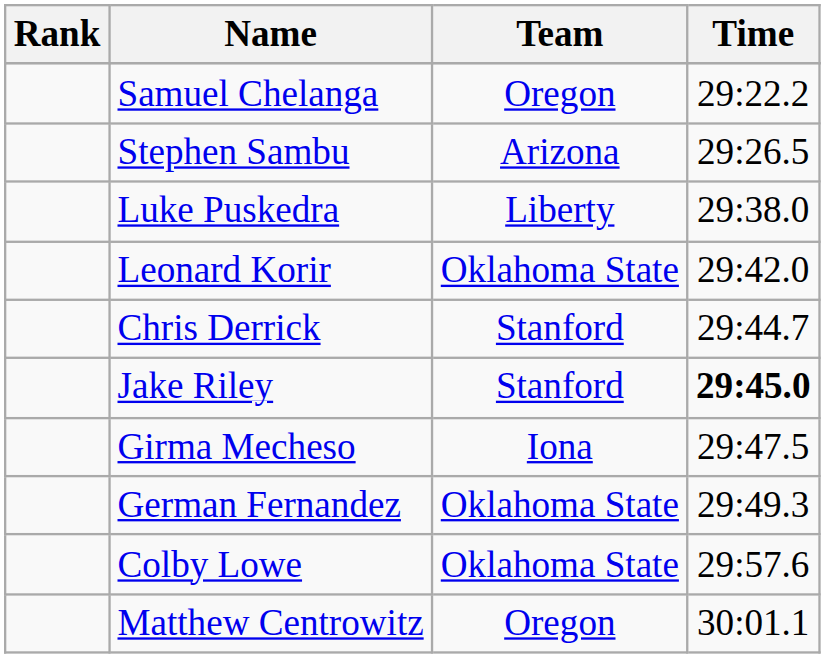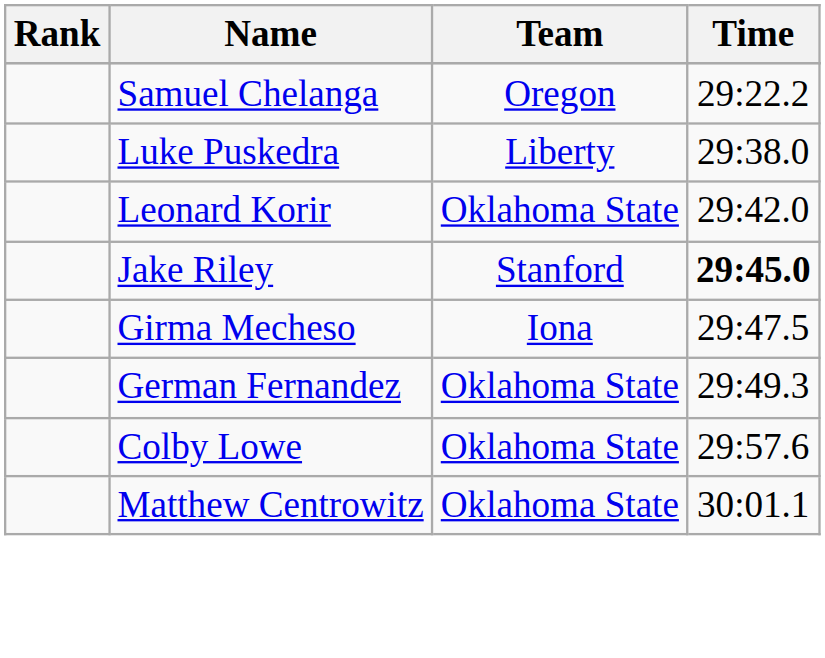- row: (233, 151)
- row: (219, 328)
(560, 622) Oregon -> (560, 504) Oklahoma State
